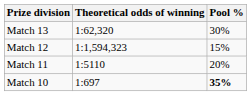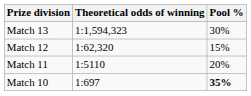(94, 30) 1:62,320 -> (101, 30) 1:1,594,323
(101, 47) 1:1,594,323 -> (94, 47) 1:62,320
